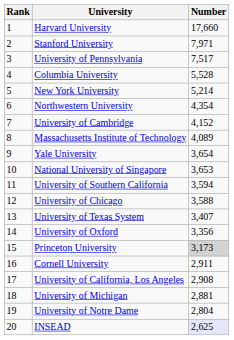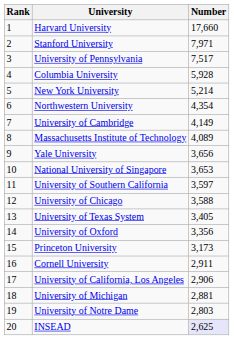(202, 75) 5,528 -> (202, 75) 5,928
(202, 122) 4,152 -> (202, 122) 4,149
(202, 153) 3,654 -> (202, 153) 3,656
(202, 185) 3,594 -> (202, 185) 3,597
(202, 216) 3,407 -> (202, 216) 3,405
(202, 248) lightgrey background -> (202, 248) no background
(202, 279) 2,908 -> (202, 279) 2,906
(202, 311) 2,804 -> (202, 311) 2,803
